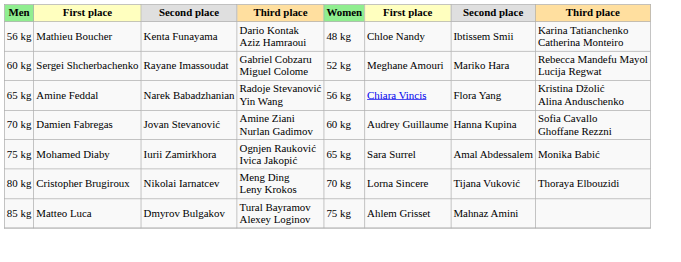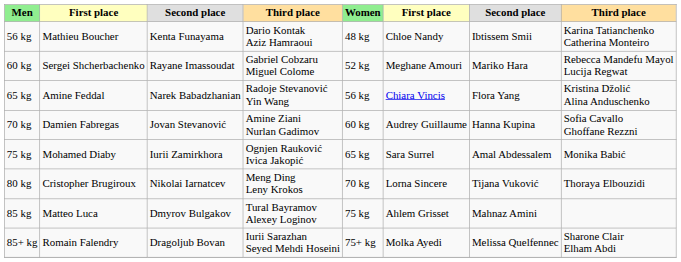+ row: (22, 242)
